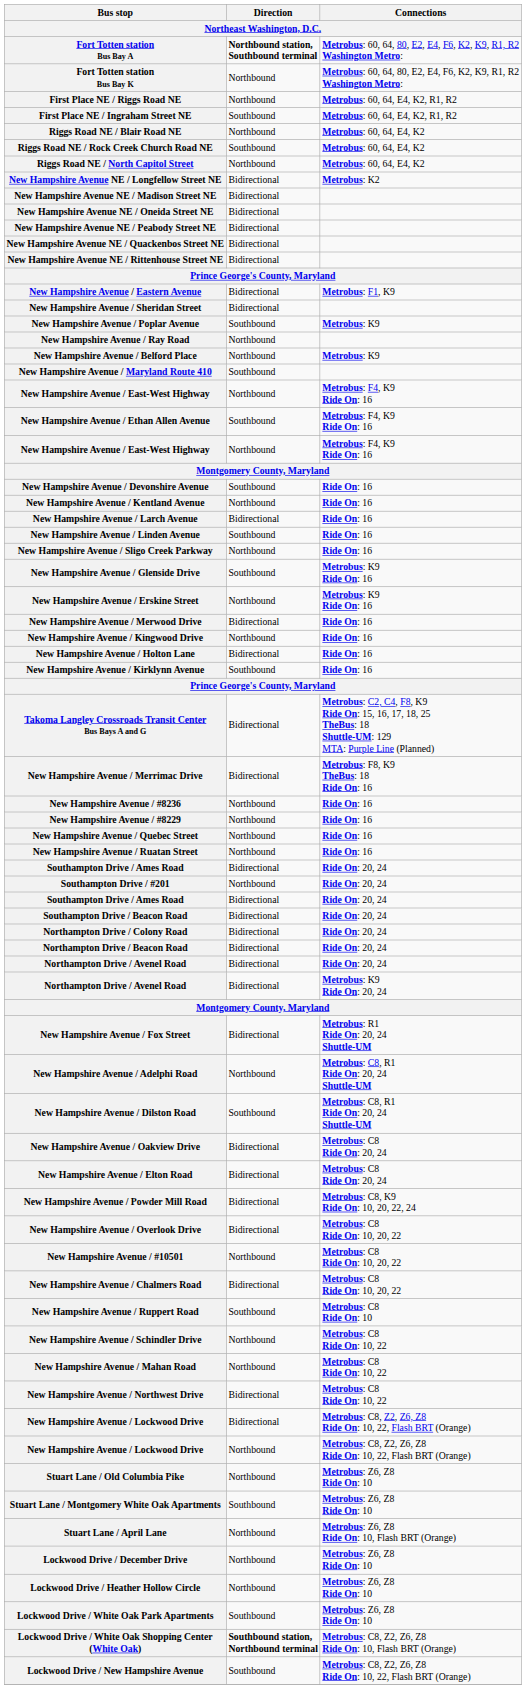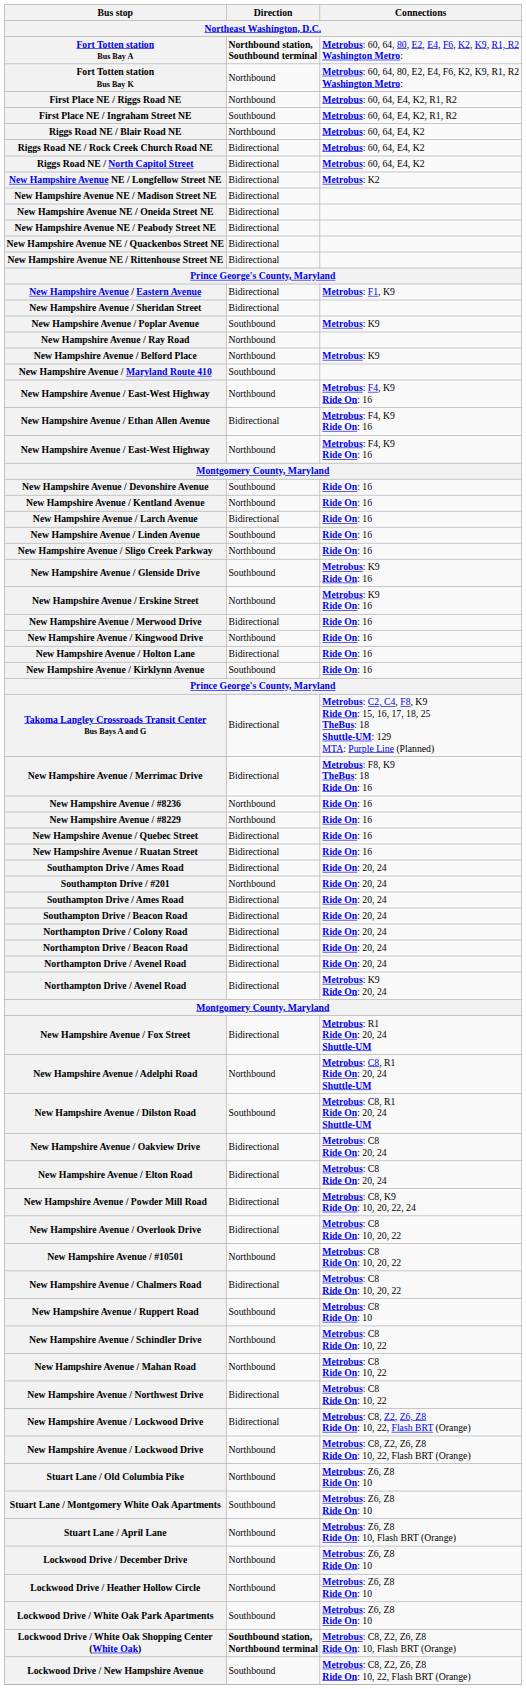(252, 148) Southbound -> (254, 148) Bidirectional
(252, 164) Northbound -> (254, 164) Bidirectional
(252, 421) Southbound -> (254, 421) Bidirectional
(252, 836) Northbound -> (254, 836) Bidirectional
(252, 852) Northbound -> (254, 852) Bidirectional
